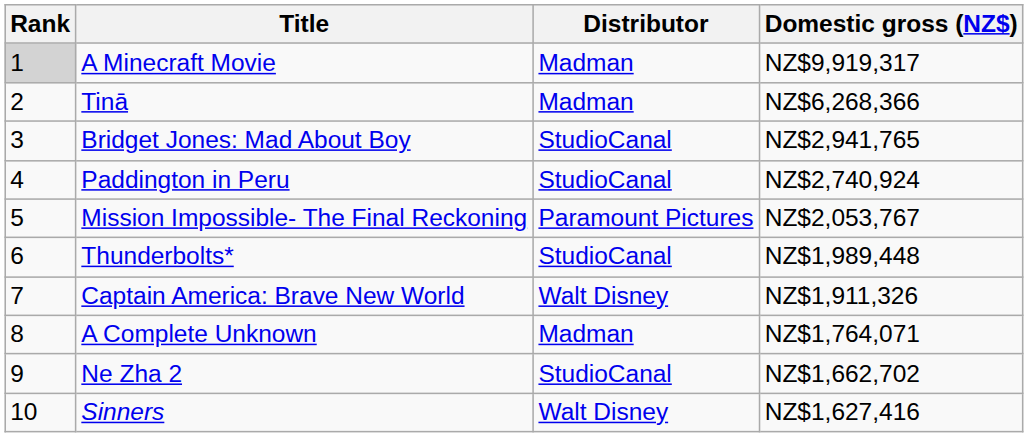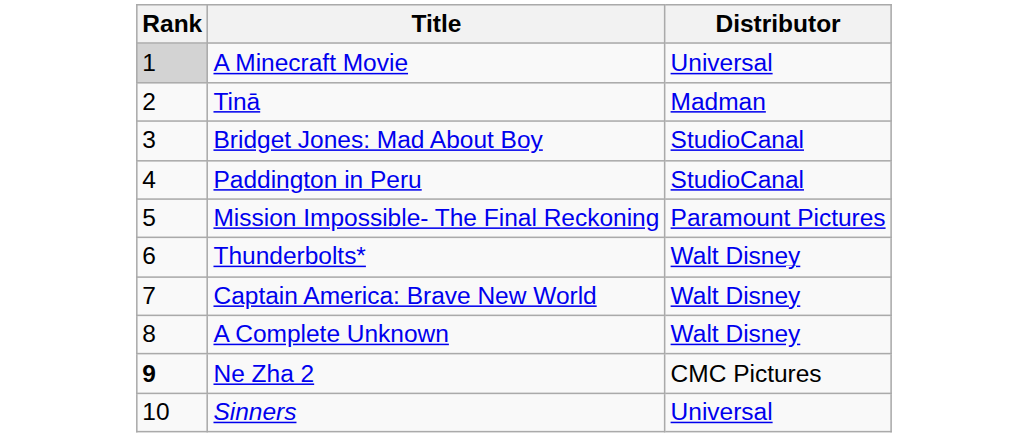- column: (891, 23)
(586, 62) Madman -> (722, 62) Universal
(605, 256) StudioCanal -> (735, 256) Walt Disney
(586, 334) Madman -> (735, 334) Walt Disney
(17, 373) normal -> (149, 373) bold
(605, 373) StudioCanal -> (746, 373) CMC Pictures
(603, 412) Walt Disney -> (722, 412) Universal
